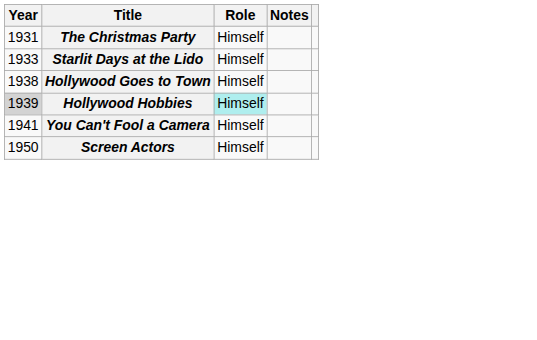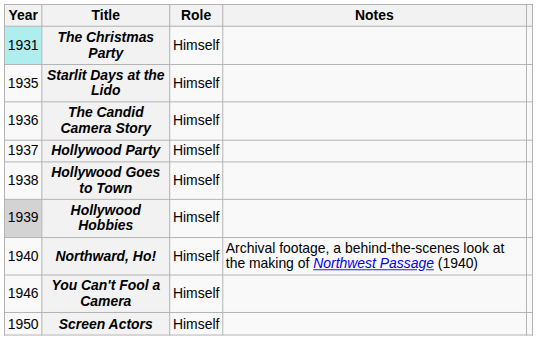(23, 37) no background -> (23, 45) paleturquoise background
(23, 59) 1933 -> (23, 83) 1935
+ row: (106, 120)
+ row: (106, 150)
(240, 103) paleturquoise background -> (196, 218) no background
+ row: (106, 256)
(23, 125) 1941 -> (23, 293) 1946
